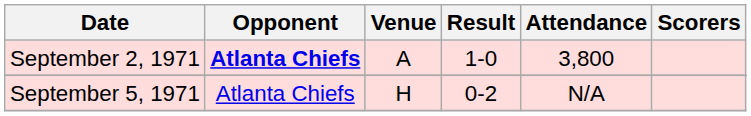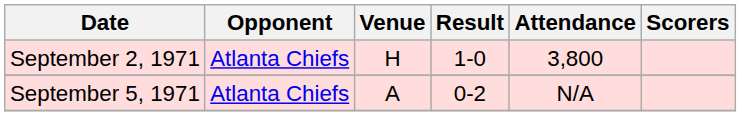(285, 58) bold -> (280, 58) normal
(404, 58) A -> (392, 58) H
(404, 93) H -> (392, 93) A
